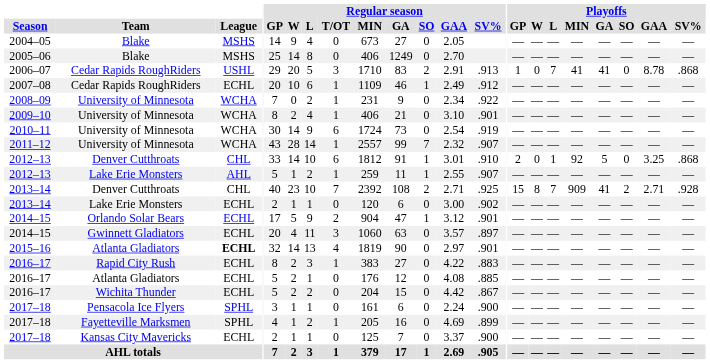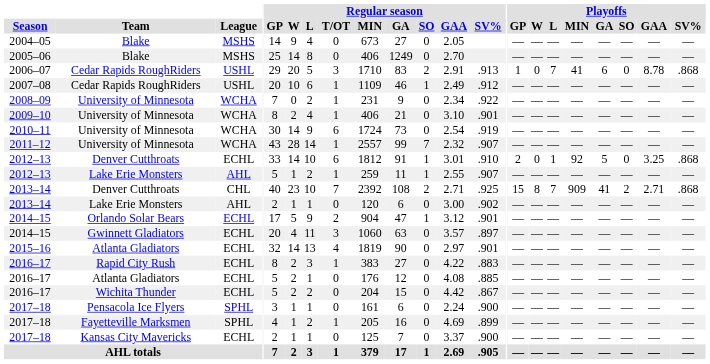(604, 70) 41 -> (604, 70) 6
(239, 85) ECHL -> (239, 85) USHL
(239, 159) CHL -> (239, 159) ECHL
(688, 189) .928 -> (688, 189) .868
(239, 203) ECHL -> (239, 203) AHL
(239, 248) bold -> (239, 248) normal
